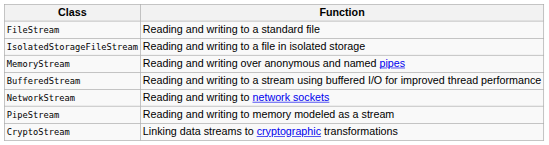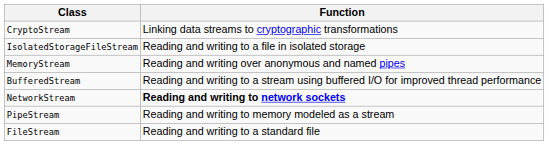rows swapped: (33, 30) <-> (38, 132)
(236, 98) normal -> (244, 98) bold
